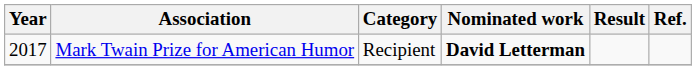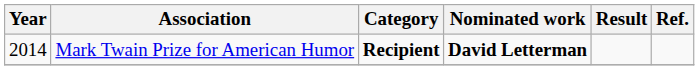(28, 49) 2017 -> (28, 49) 2014
(399, 49) normal -> (401, 49) bold
